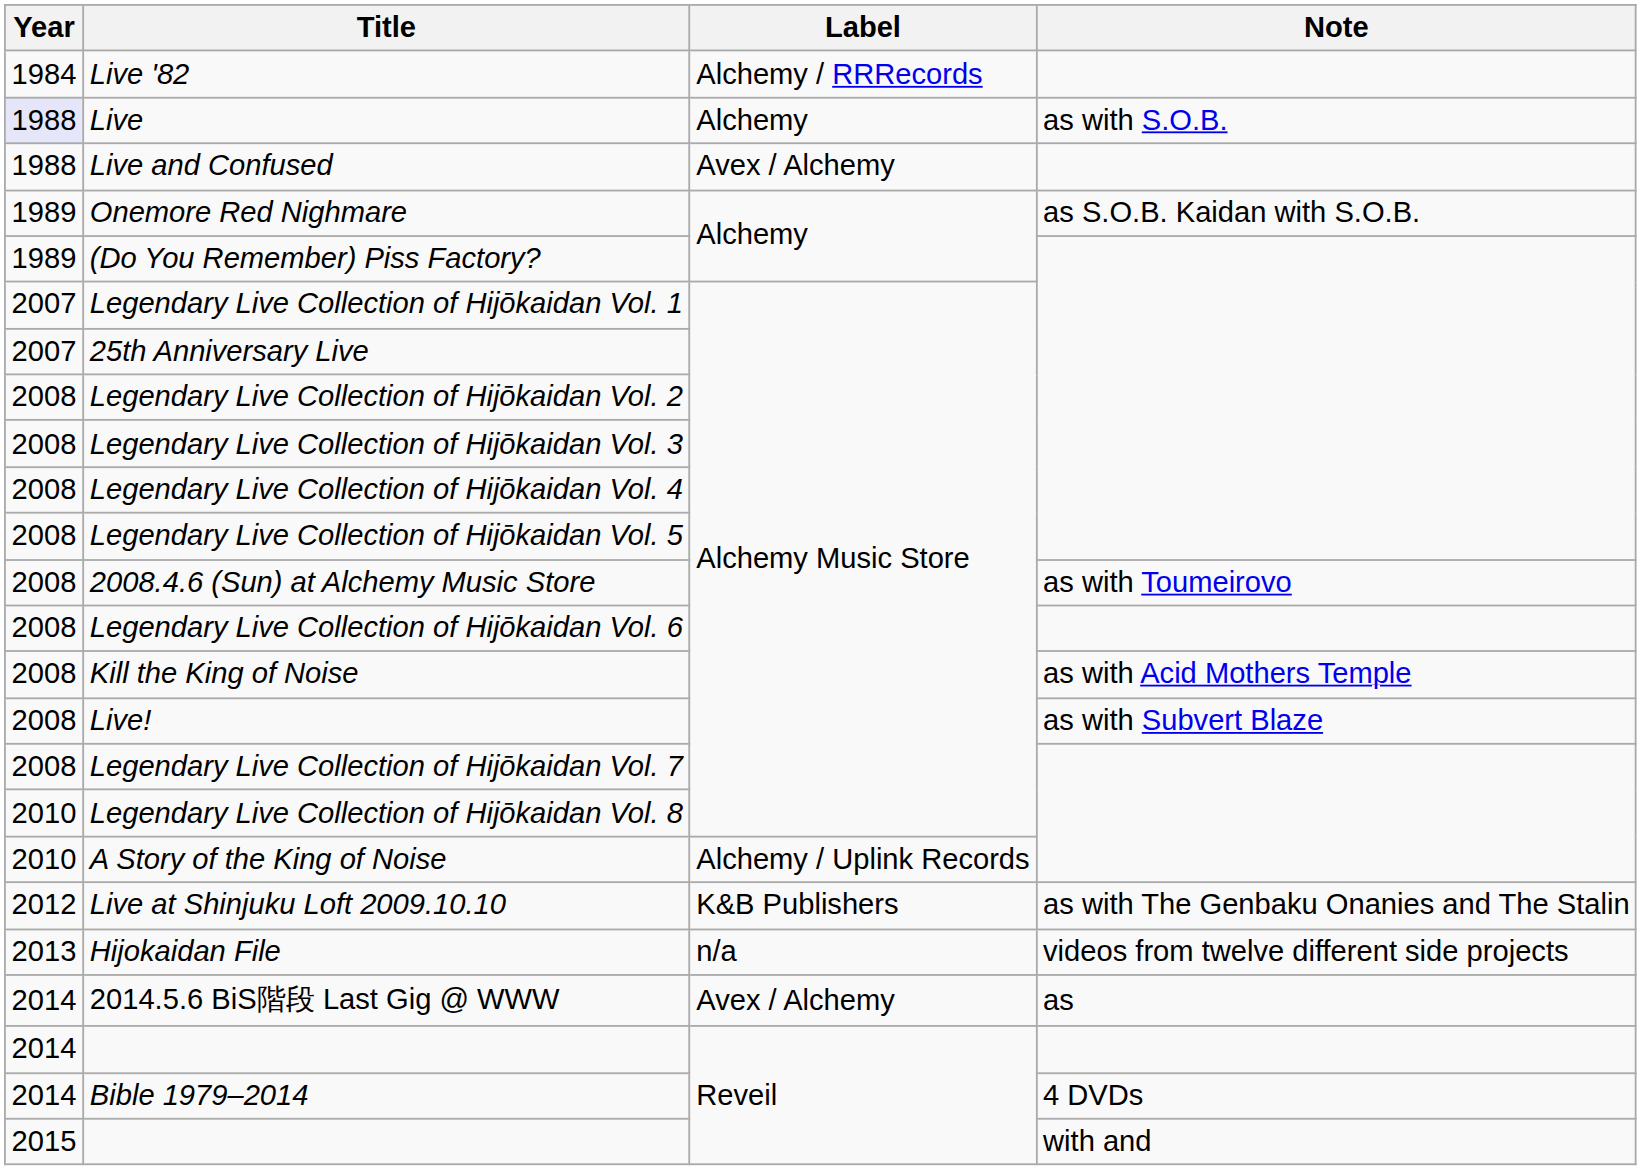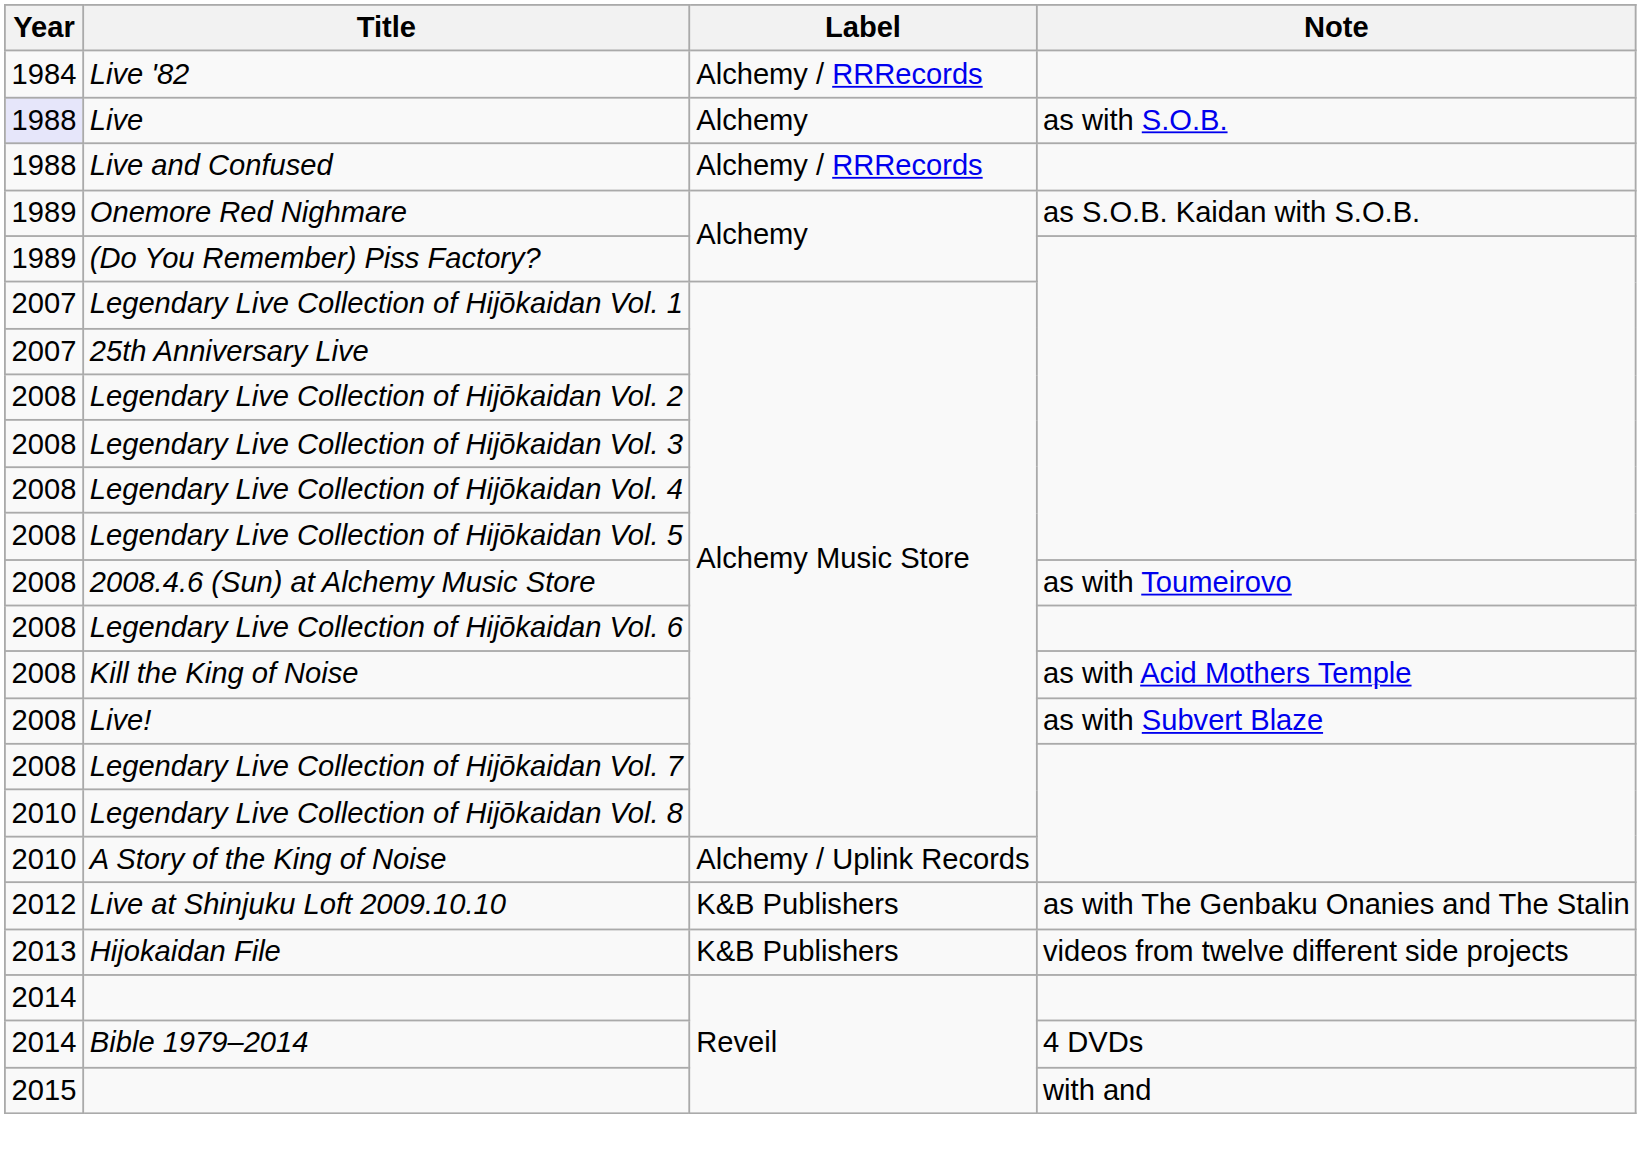(796, 166) Avex / Alchemy -> (839, 166) Alchemy / RRRecords
(717, 951) n/a -> (797, 951) K&B Publishers
- row: (325, 999)
